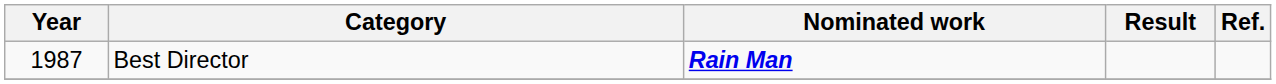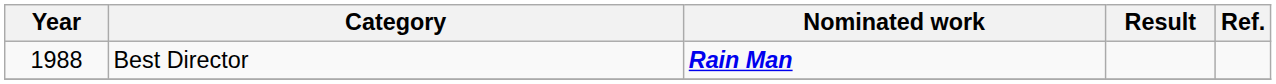(56, 60) 1987 -> (56, 60) 1988
